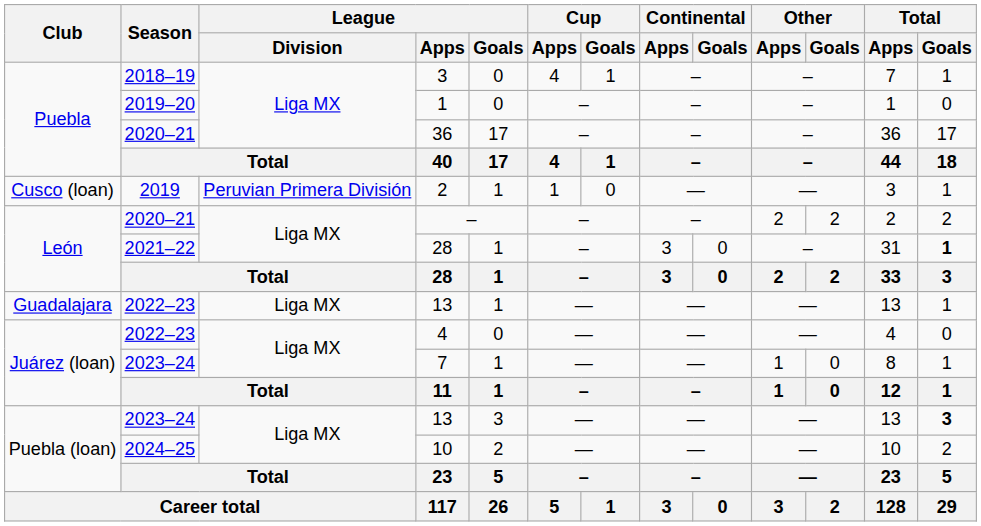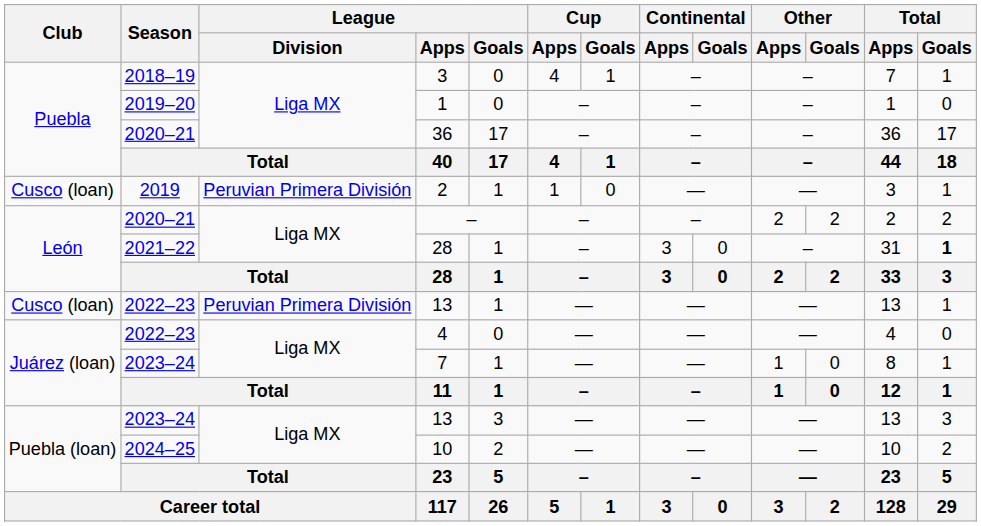(63, 305) Guadalajara -> (62, 305) Cusco (loan)
(307, 305) Liga MX -> (307, 305) Peruvian Primera División
(947, 420) bold -> (947, 420) normal
